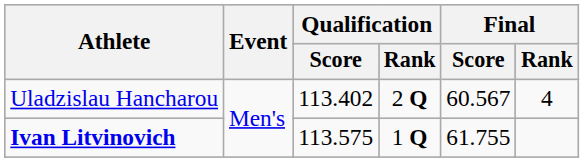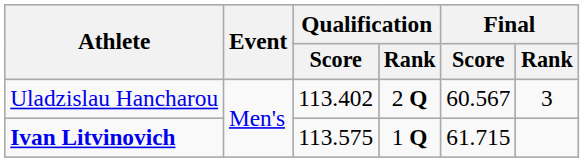(547, 99) 4 -> (547, 99) 3
(478, 137) 61.755 -> (478, 137) 61.715
